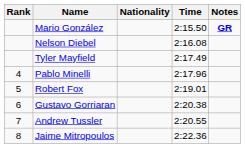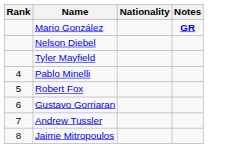- column: (190, 12)
